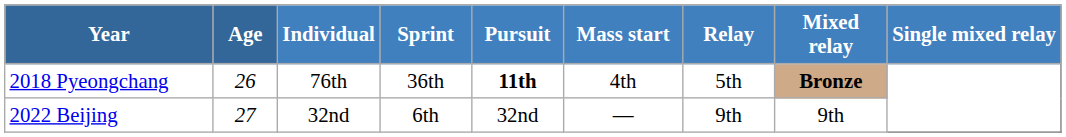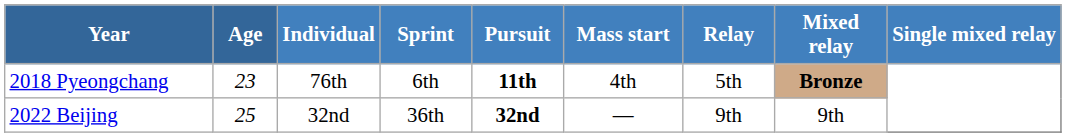(245, 80) 26 -> (245, 80) 23
(426, 80) 36th -> (426, 80) 6th
(245, 115) 27 -> (245, 115) 25
(426, 115) 6th -> (426, 115) 36th
(518, 115) normal -> (518, 115) bold
